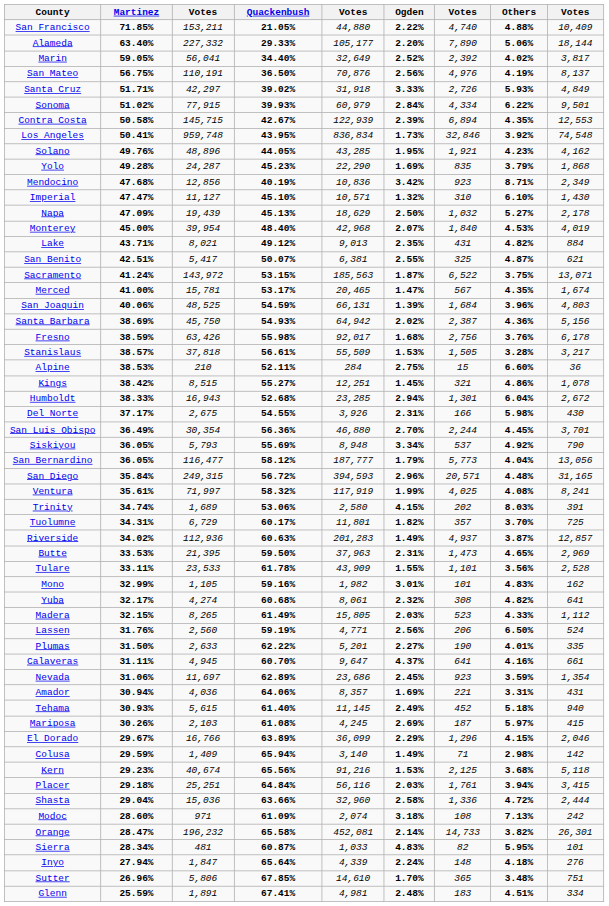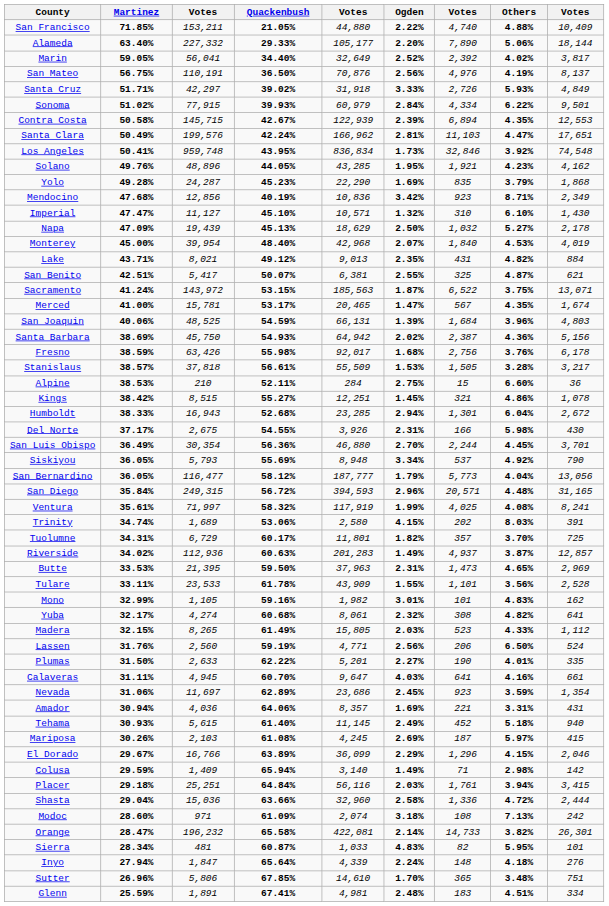+ row: (53, 136)
(409, 662) 4.37% -> (409, 677) 4.03%
- row: (53, 770)
(353, 832) 452,081 -> (353, 832) 422,081
